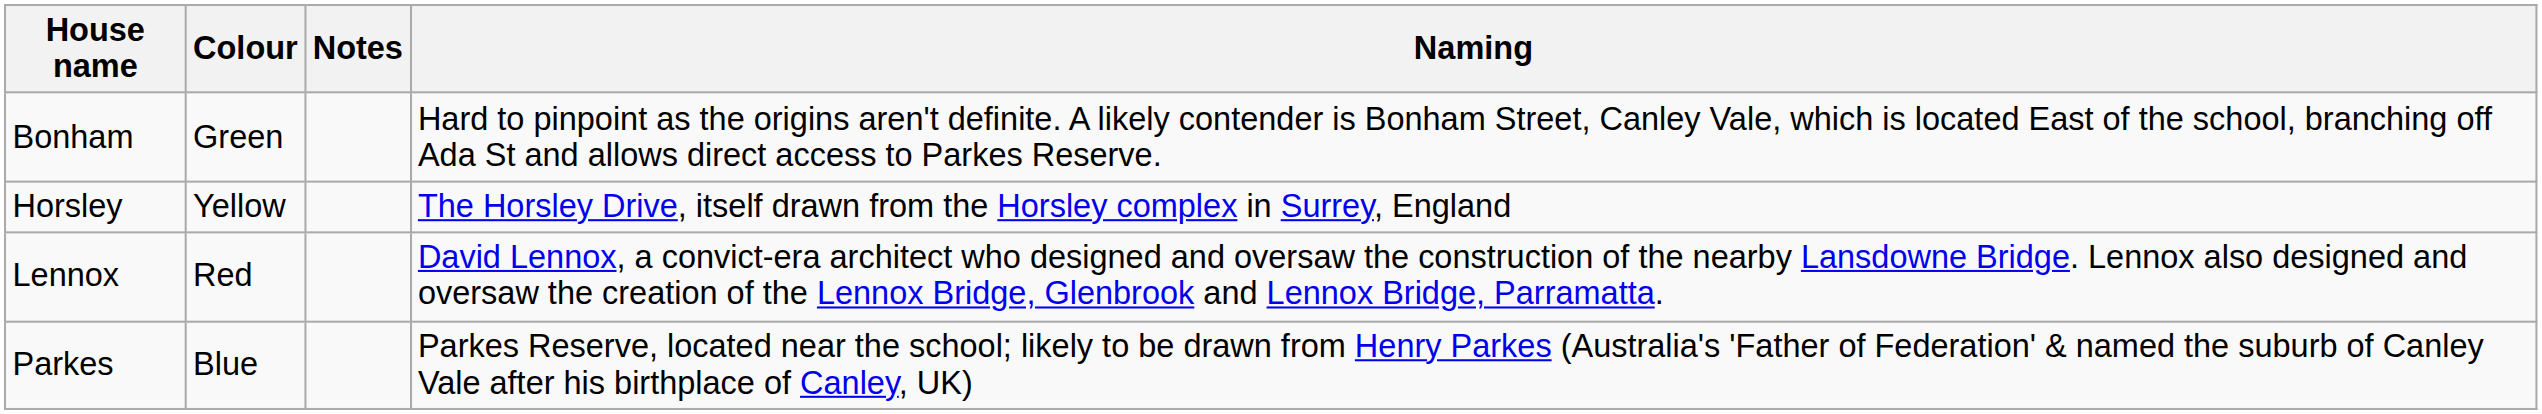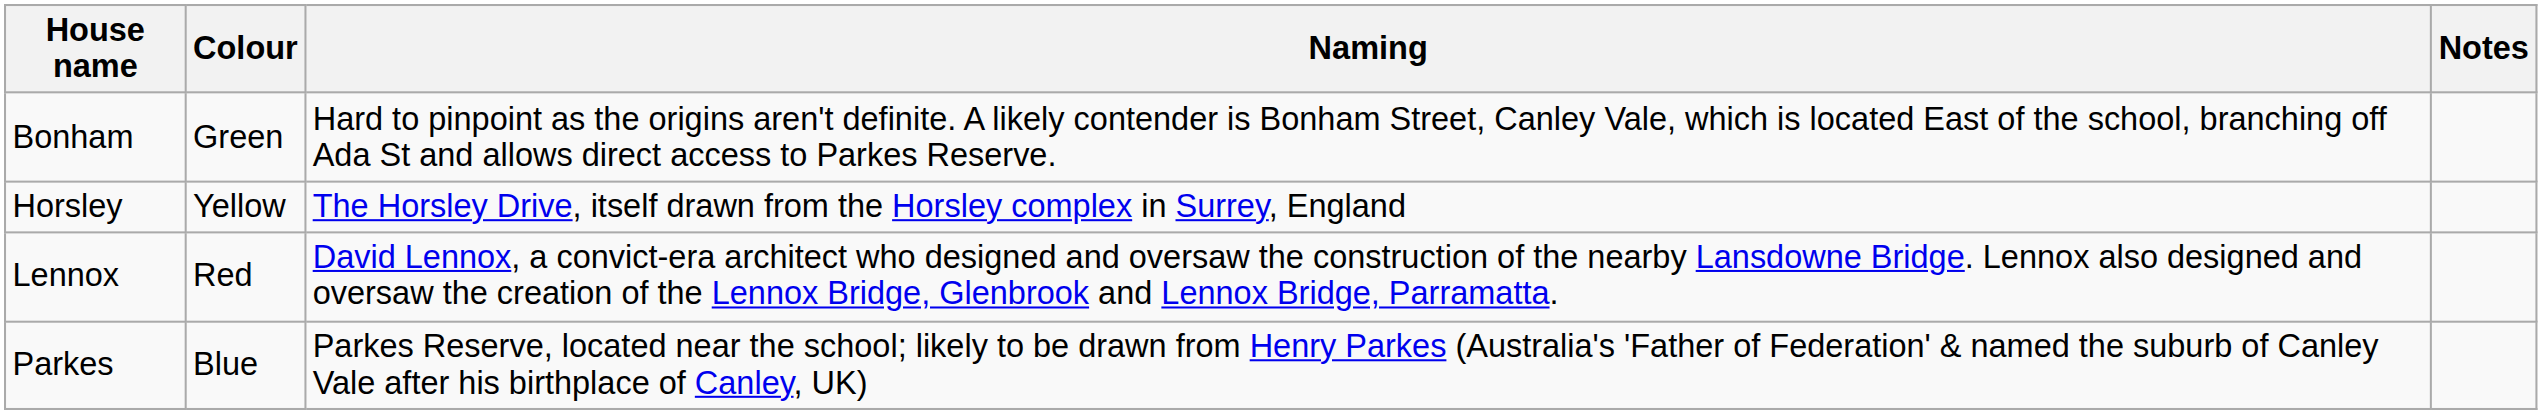columns swapped: (1473, 48) <-> (358, 48)
